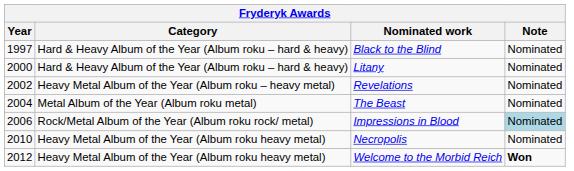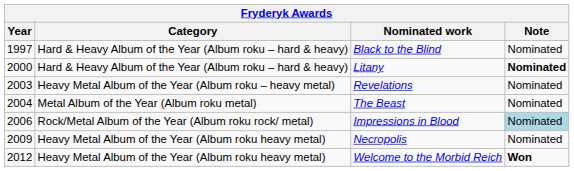(535, 67) normal -> (537, 67) bold
(20, 85) 2002 -> (20, 85) 2003
(20, 139) 2010 -> (20, 139) 2009
